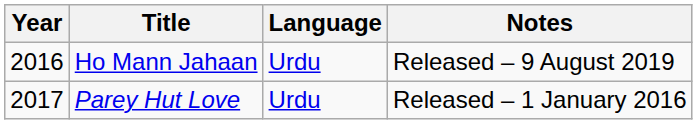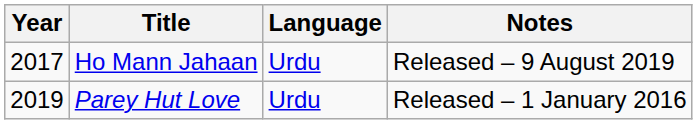(37, 61) 2016 -> (37, 61) 2017
(37, 99) 2017 -> (37, 99) 2019
